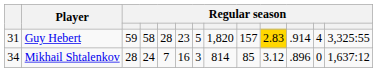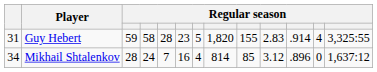(248, 38) 157 -> (248, 38) 155
(273, 38) gold background -> (273, 38) no background
(198, 57) 3 -> (198, 57) 4
